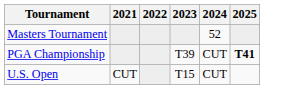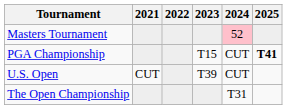(215, 34) no background -> (237, 34) pink background
(185, 54) T39 -> (207, 54) T15
(185, 74) T15 -> (207, 74) T39
+ row: (68, 94)
